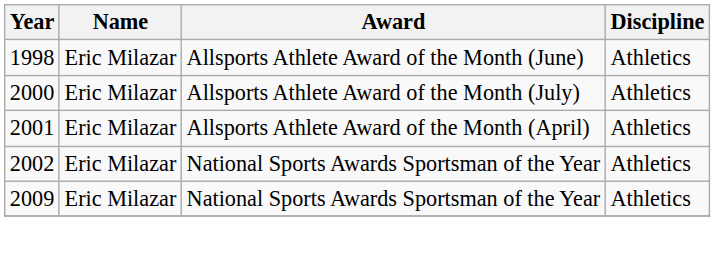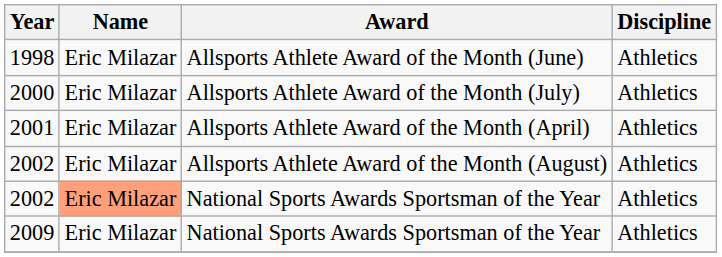+ row: (32, 163)
(120, 163) no background -> (120, 198) lightsalmon background
